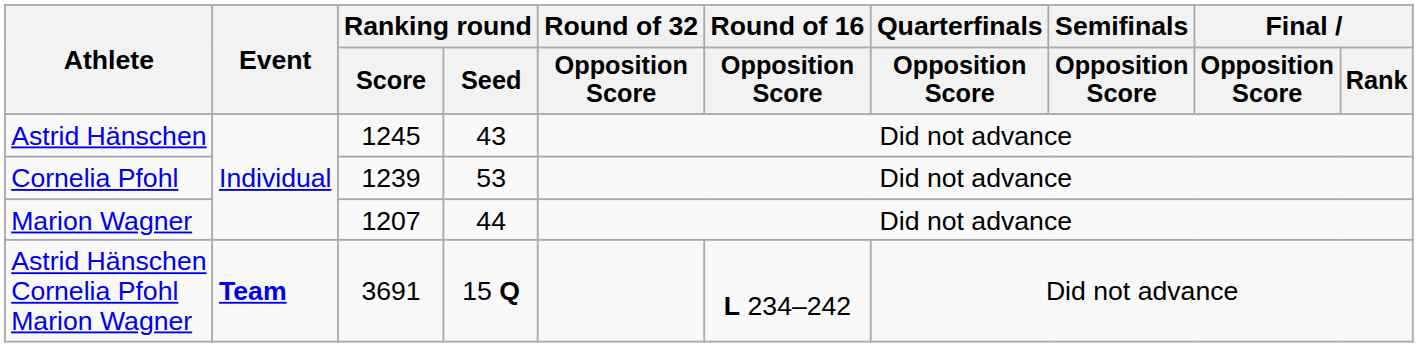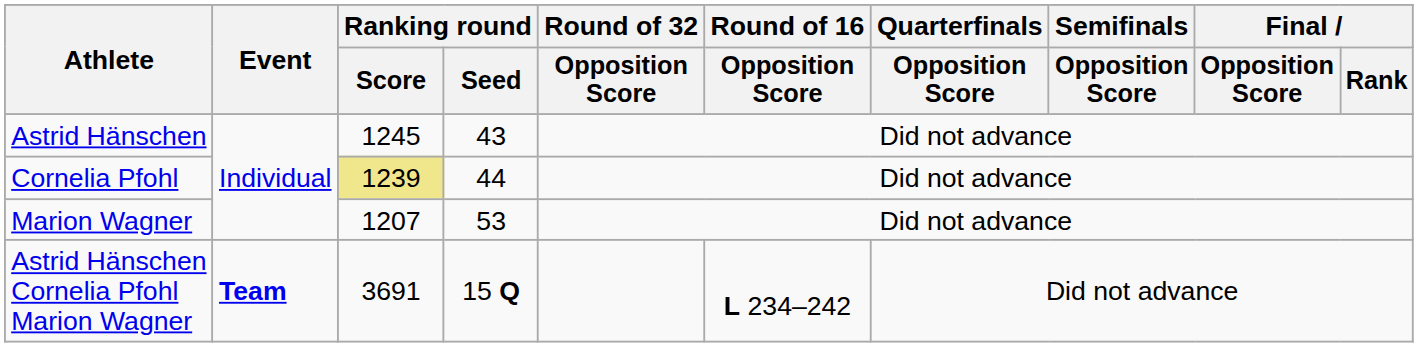(391, 178) no background -> (391, 178) khaki background
(491, 178) 53 -> (491, 178) 44
(491, 220) 44 -> (491, 220) 53
